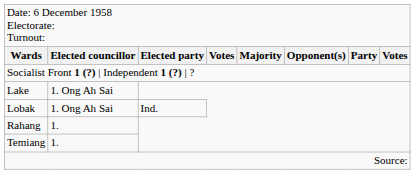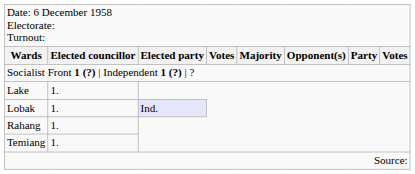(82, 90) 1. Ong Ah Sai -> (55, 90) 1.
(82, 108) 1. Ong Ah Sai -> (55, 108) 1.
(149, 108) no background -> (149, 108) lavender background
